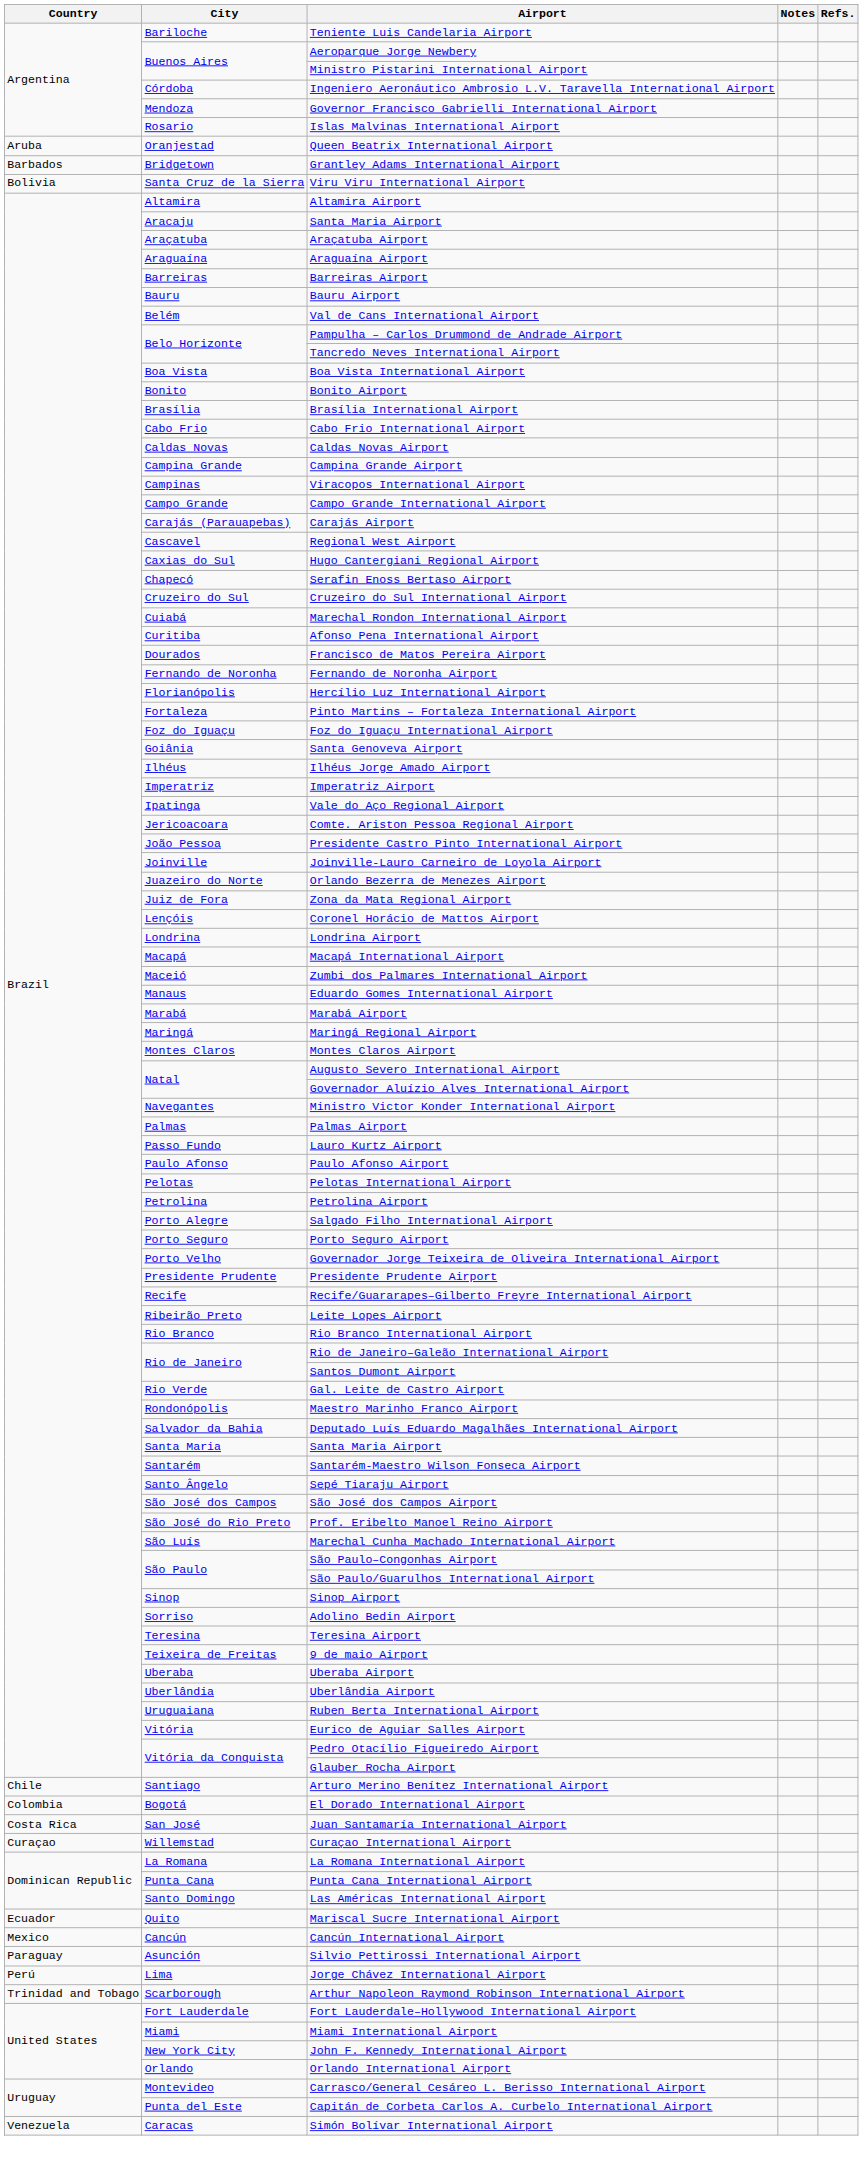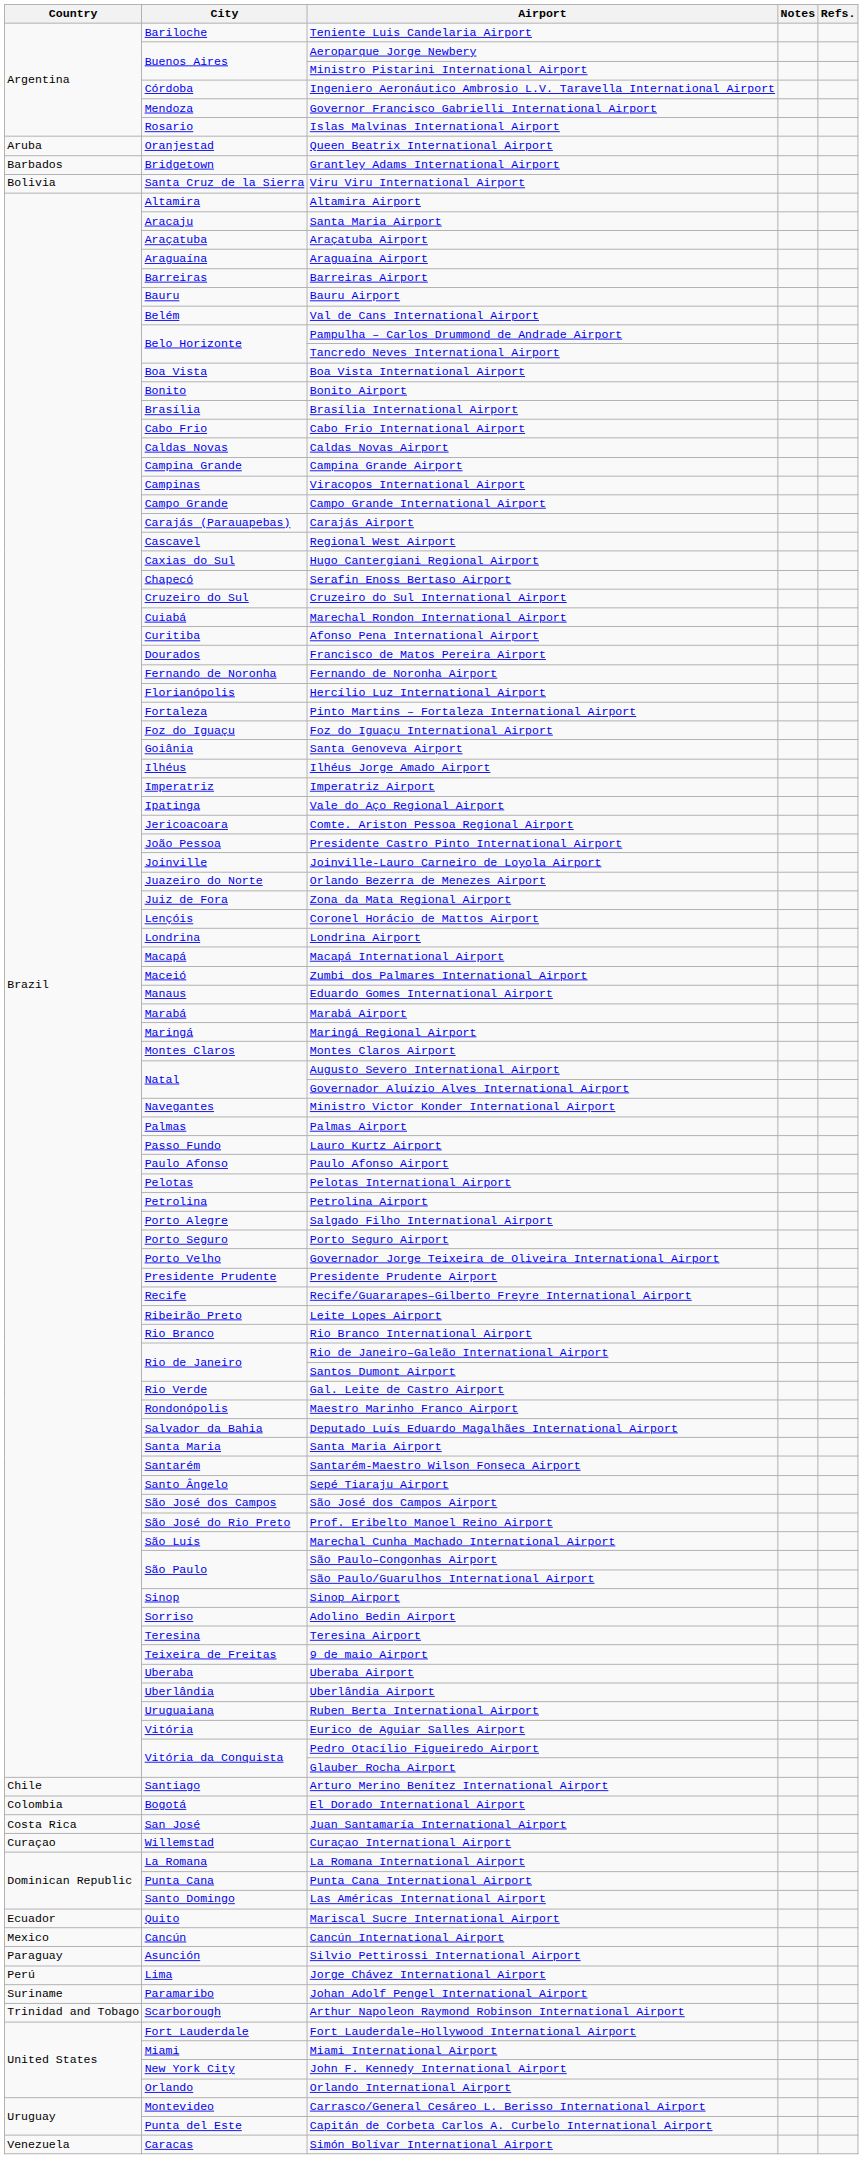+ row: (179, 1994)
